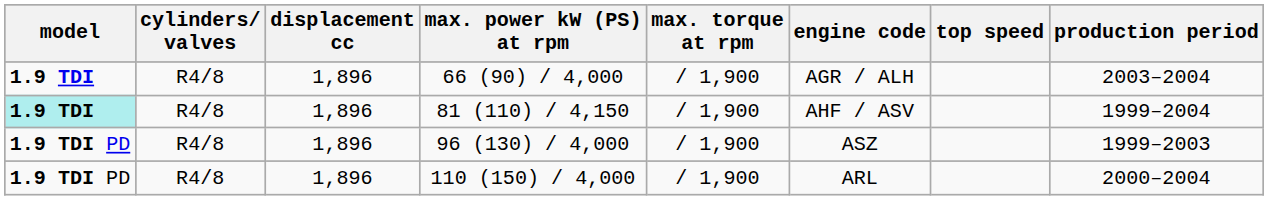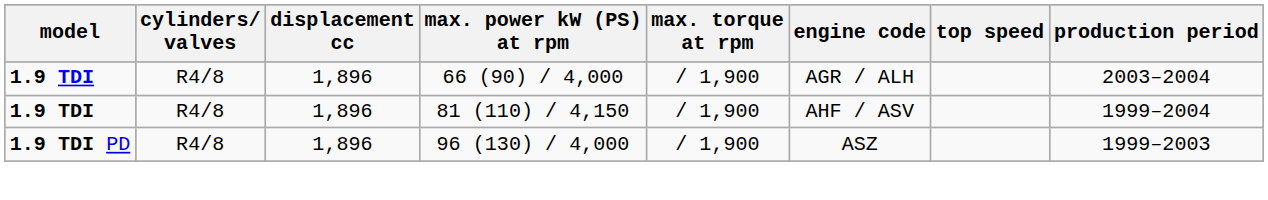(52, 111) paleturquoise background -> (52, 111) no background
- row: (533, 178)
